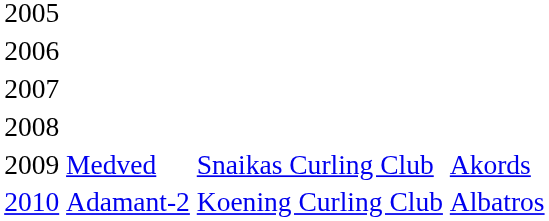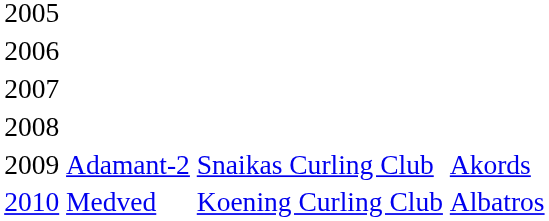(111, 164) Medved -> (128, 164) Adamant-2
(128, 202) Adamant-2 -> (111, 202) Medved
